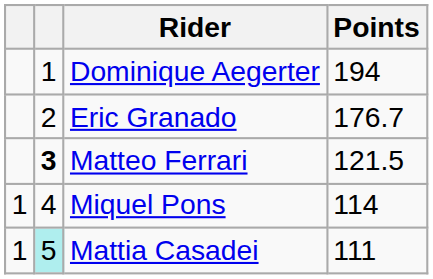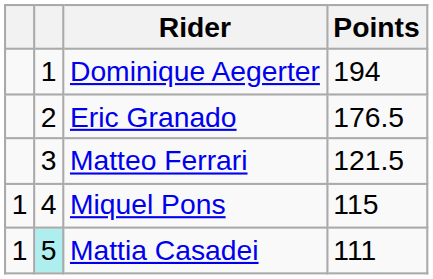(369, 116) 176.7 -> (369, 116) 176.5
(49, 161) bold -> (49, 161) normal
(356, 205) 114 -> (356, 205) 115
